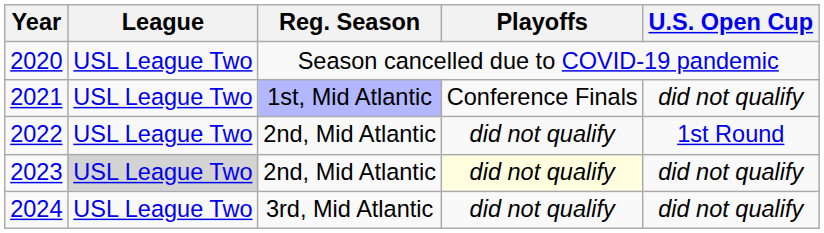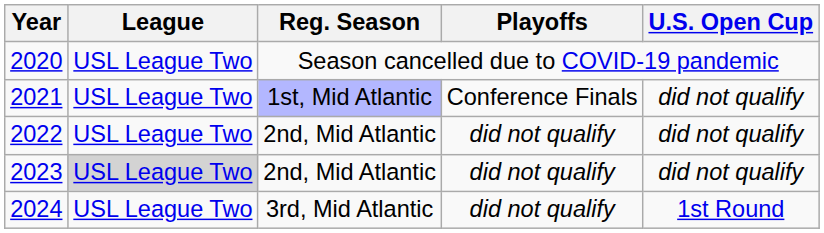(731, 135) 1st Round -> (731, 135) did not qualify
(542, 172) lightyellow background -> (542, 172) no background
(731, 209) did not qualify -> (731, 209) 1st Round
